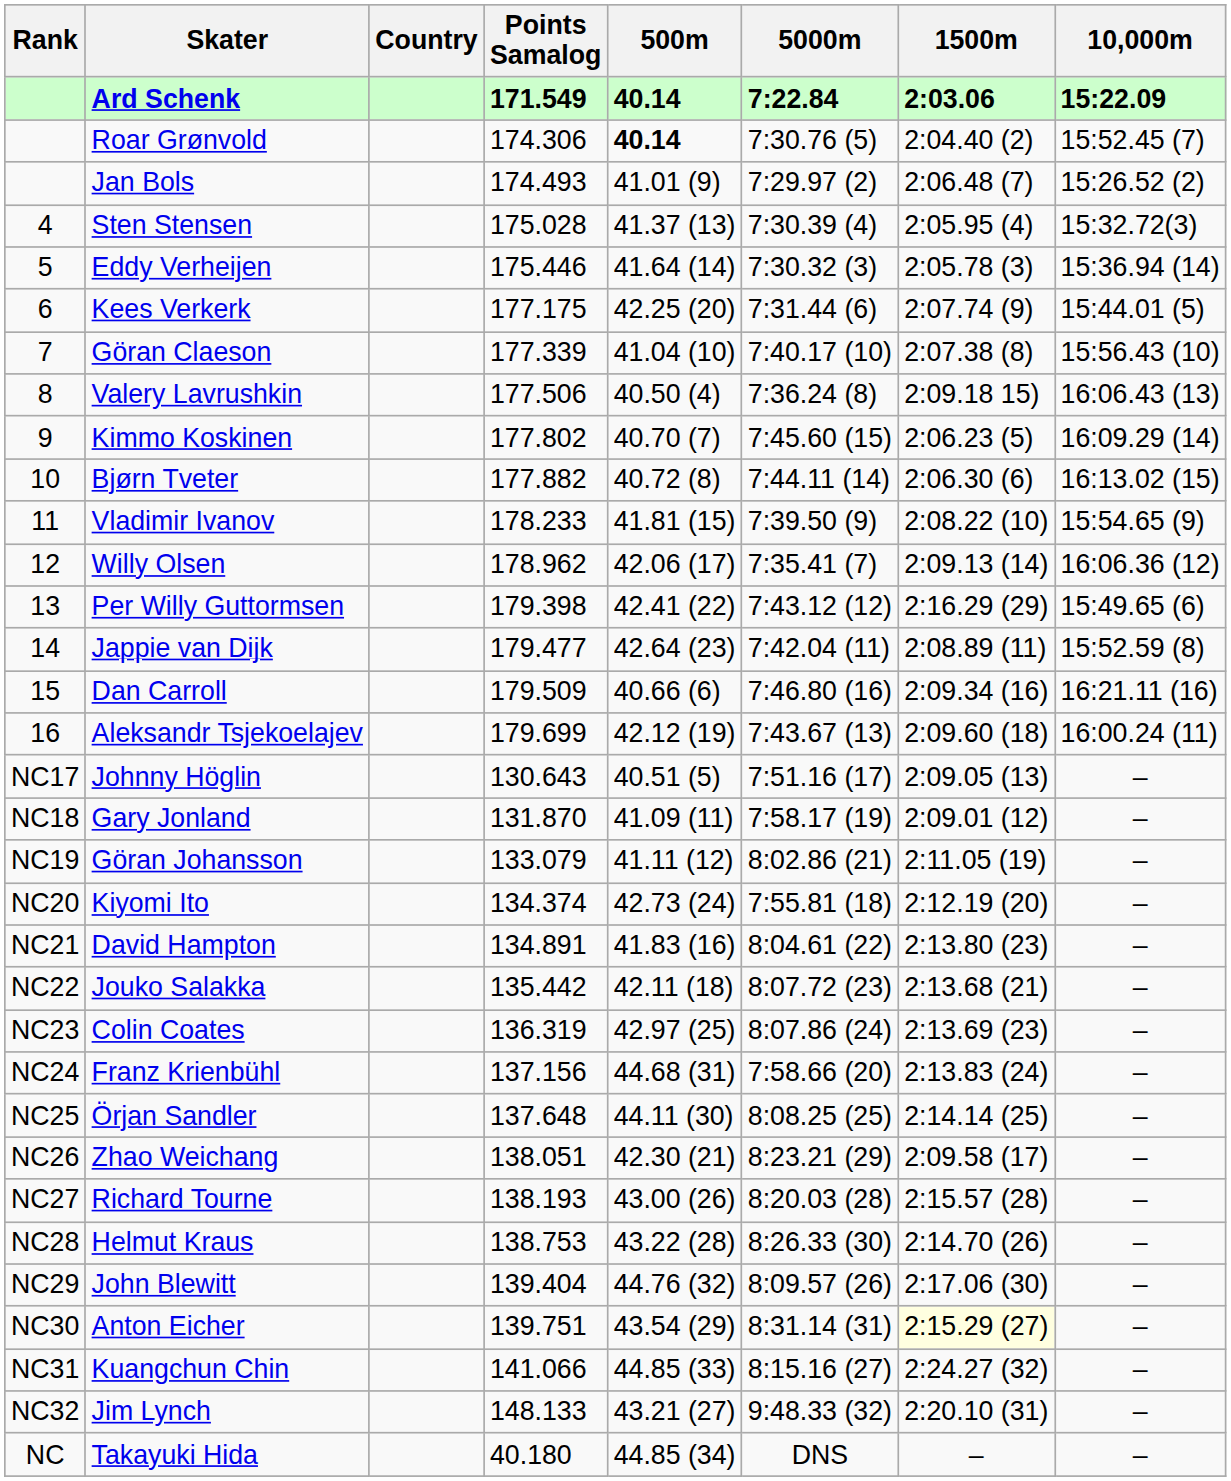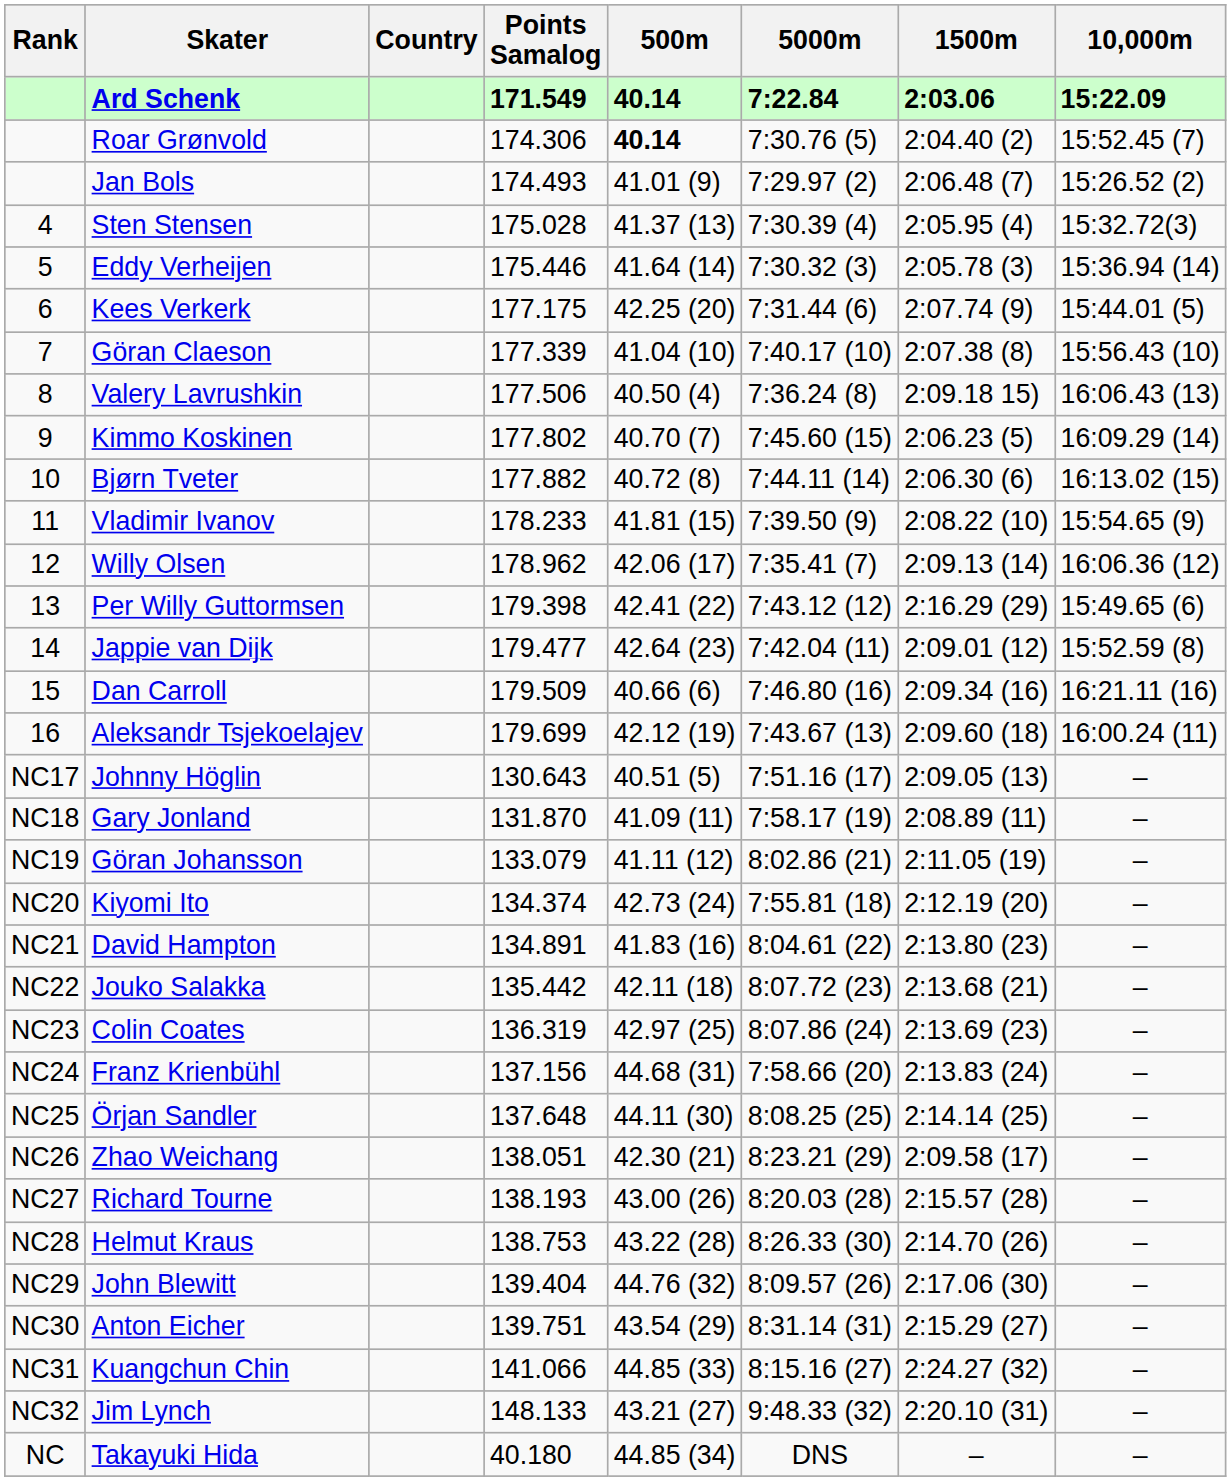(975, 649) 2:08.89 (11) -> (976, 649) 2:09.01 (12)
(976, 818) 2:09.01 (12) -> (975, 818) 2:08.89 (11)
(976, 1327) lightyellow background -> (976, 1327) no background
